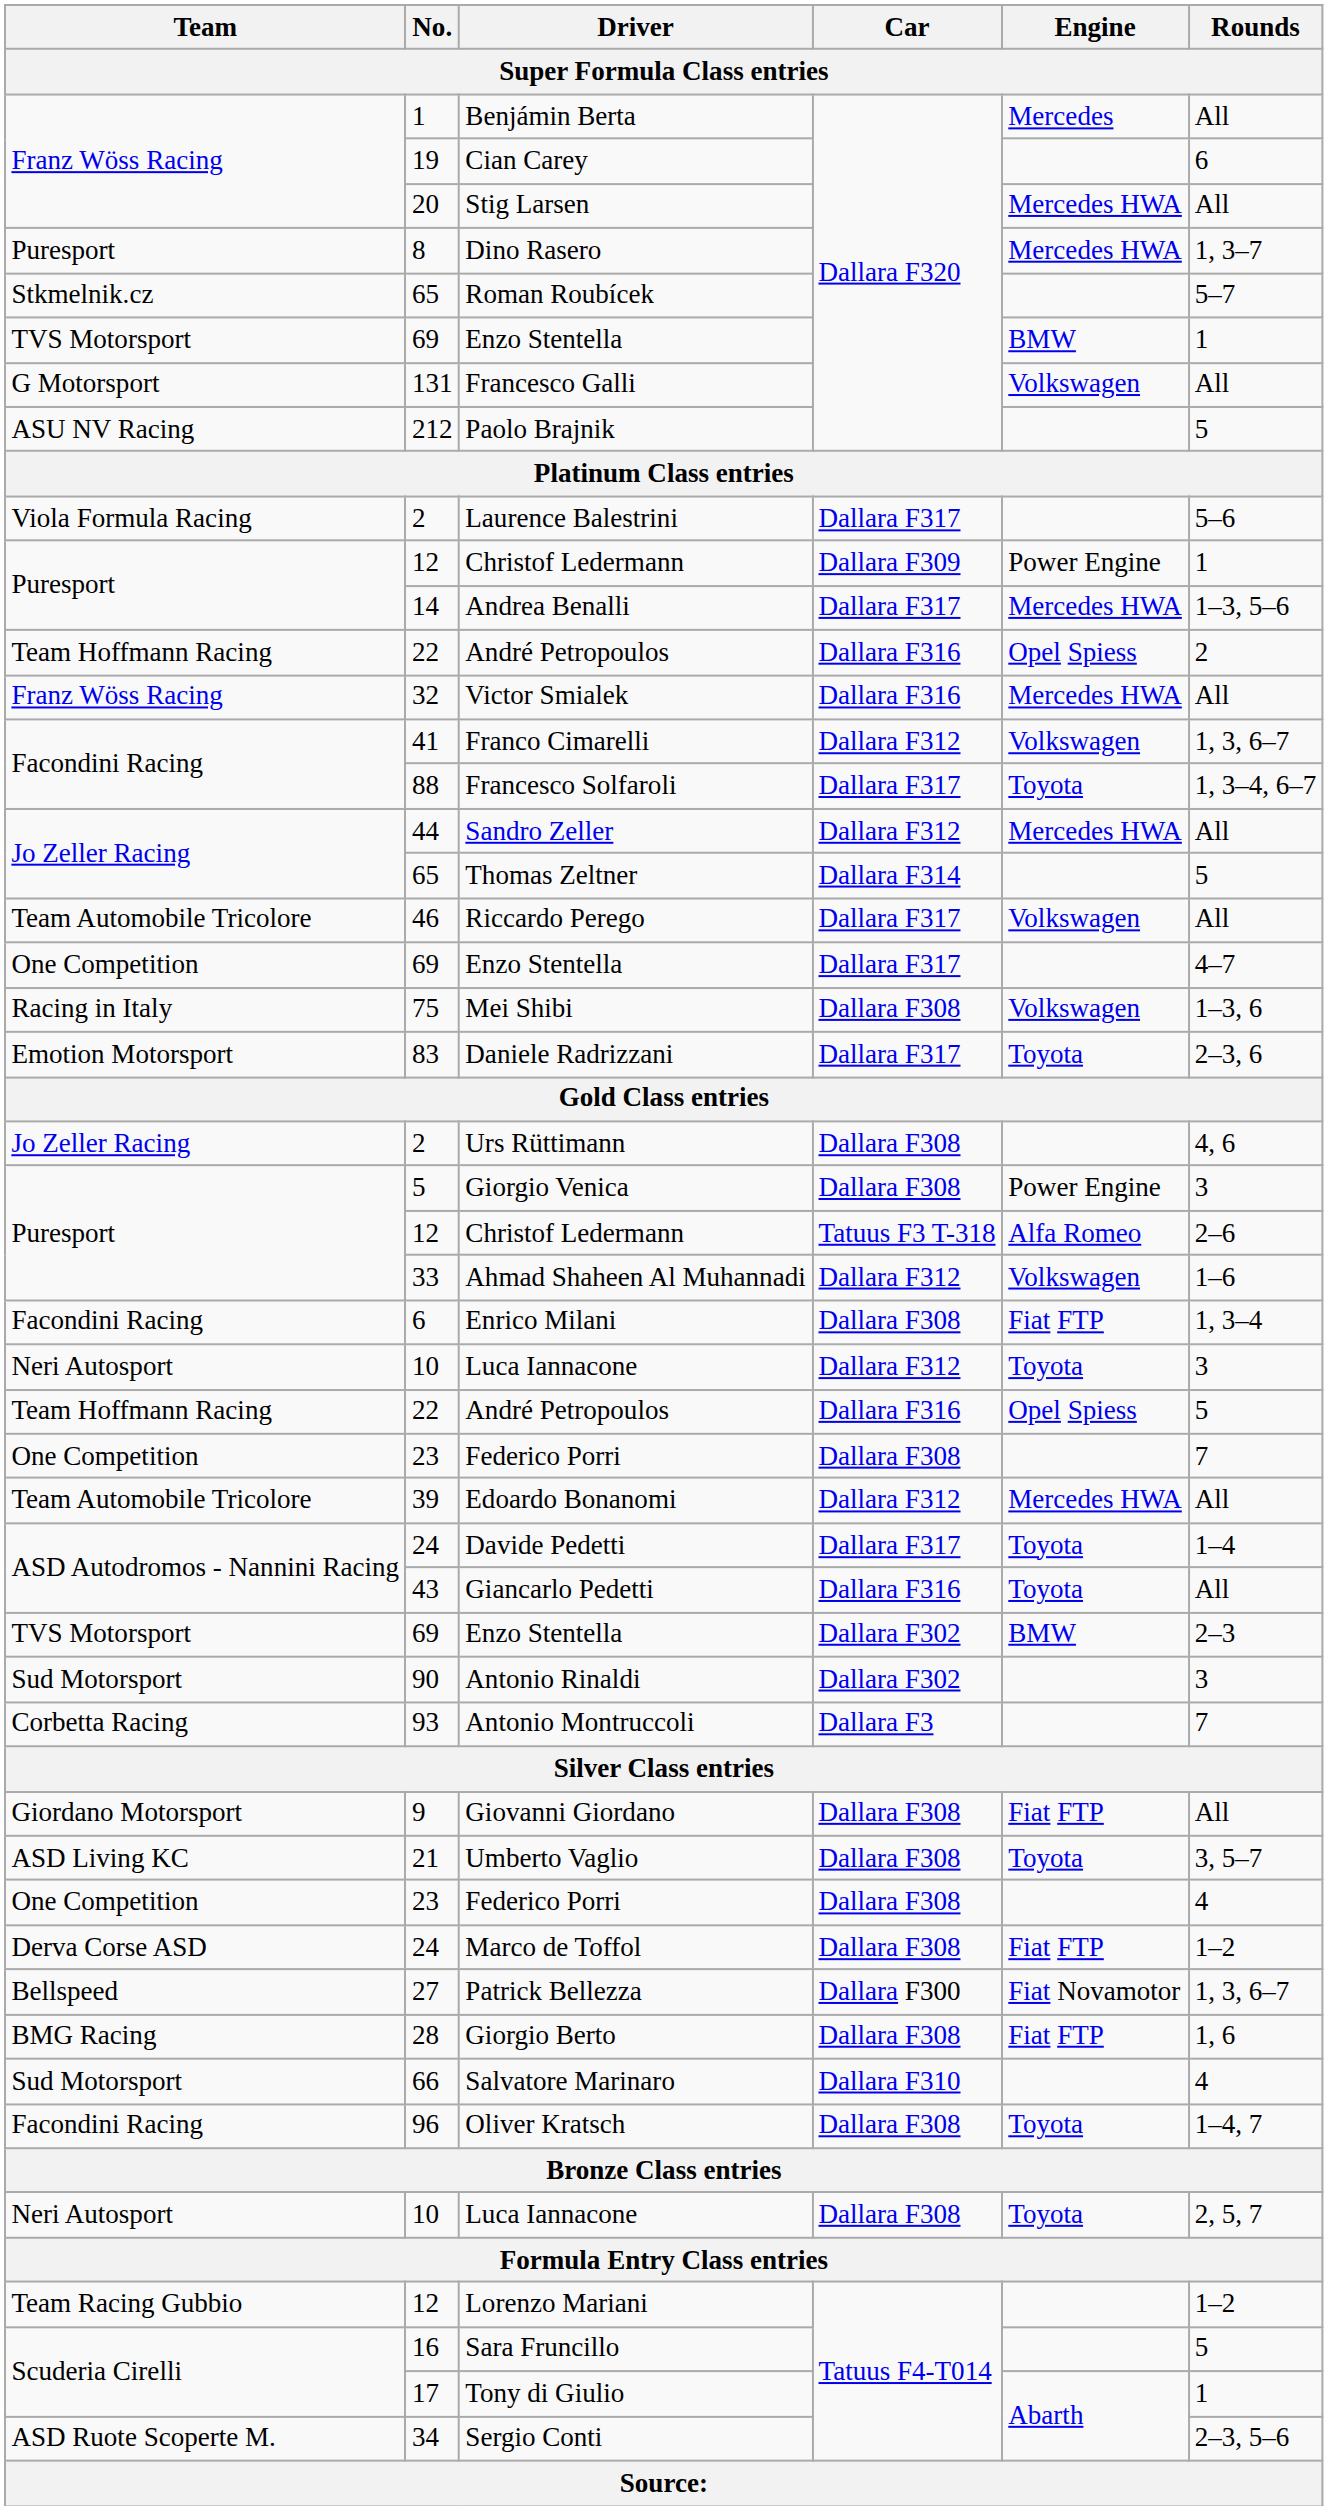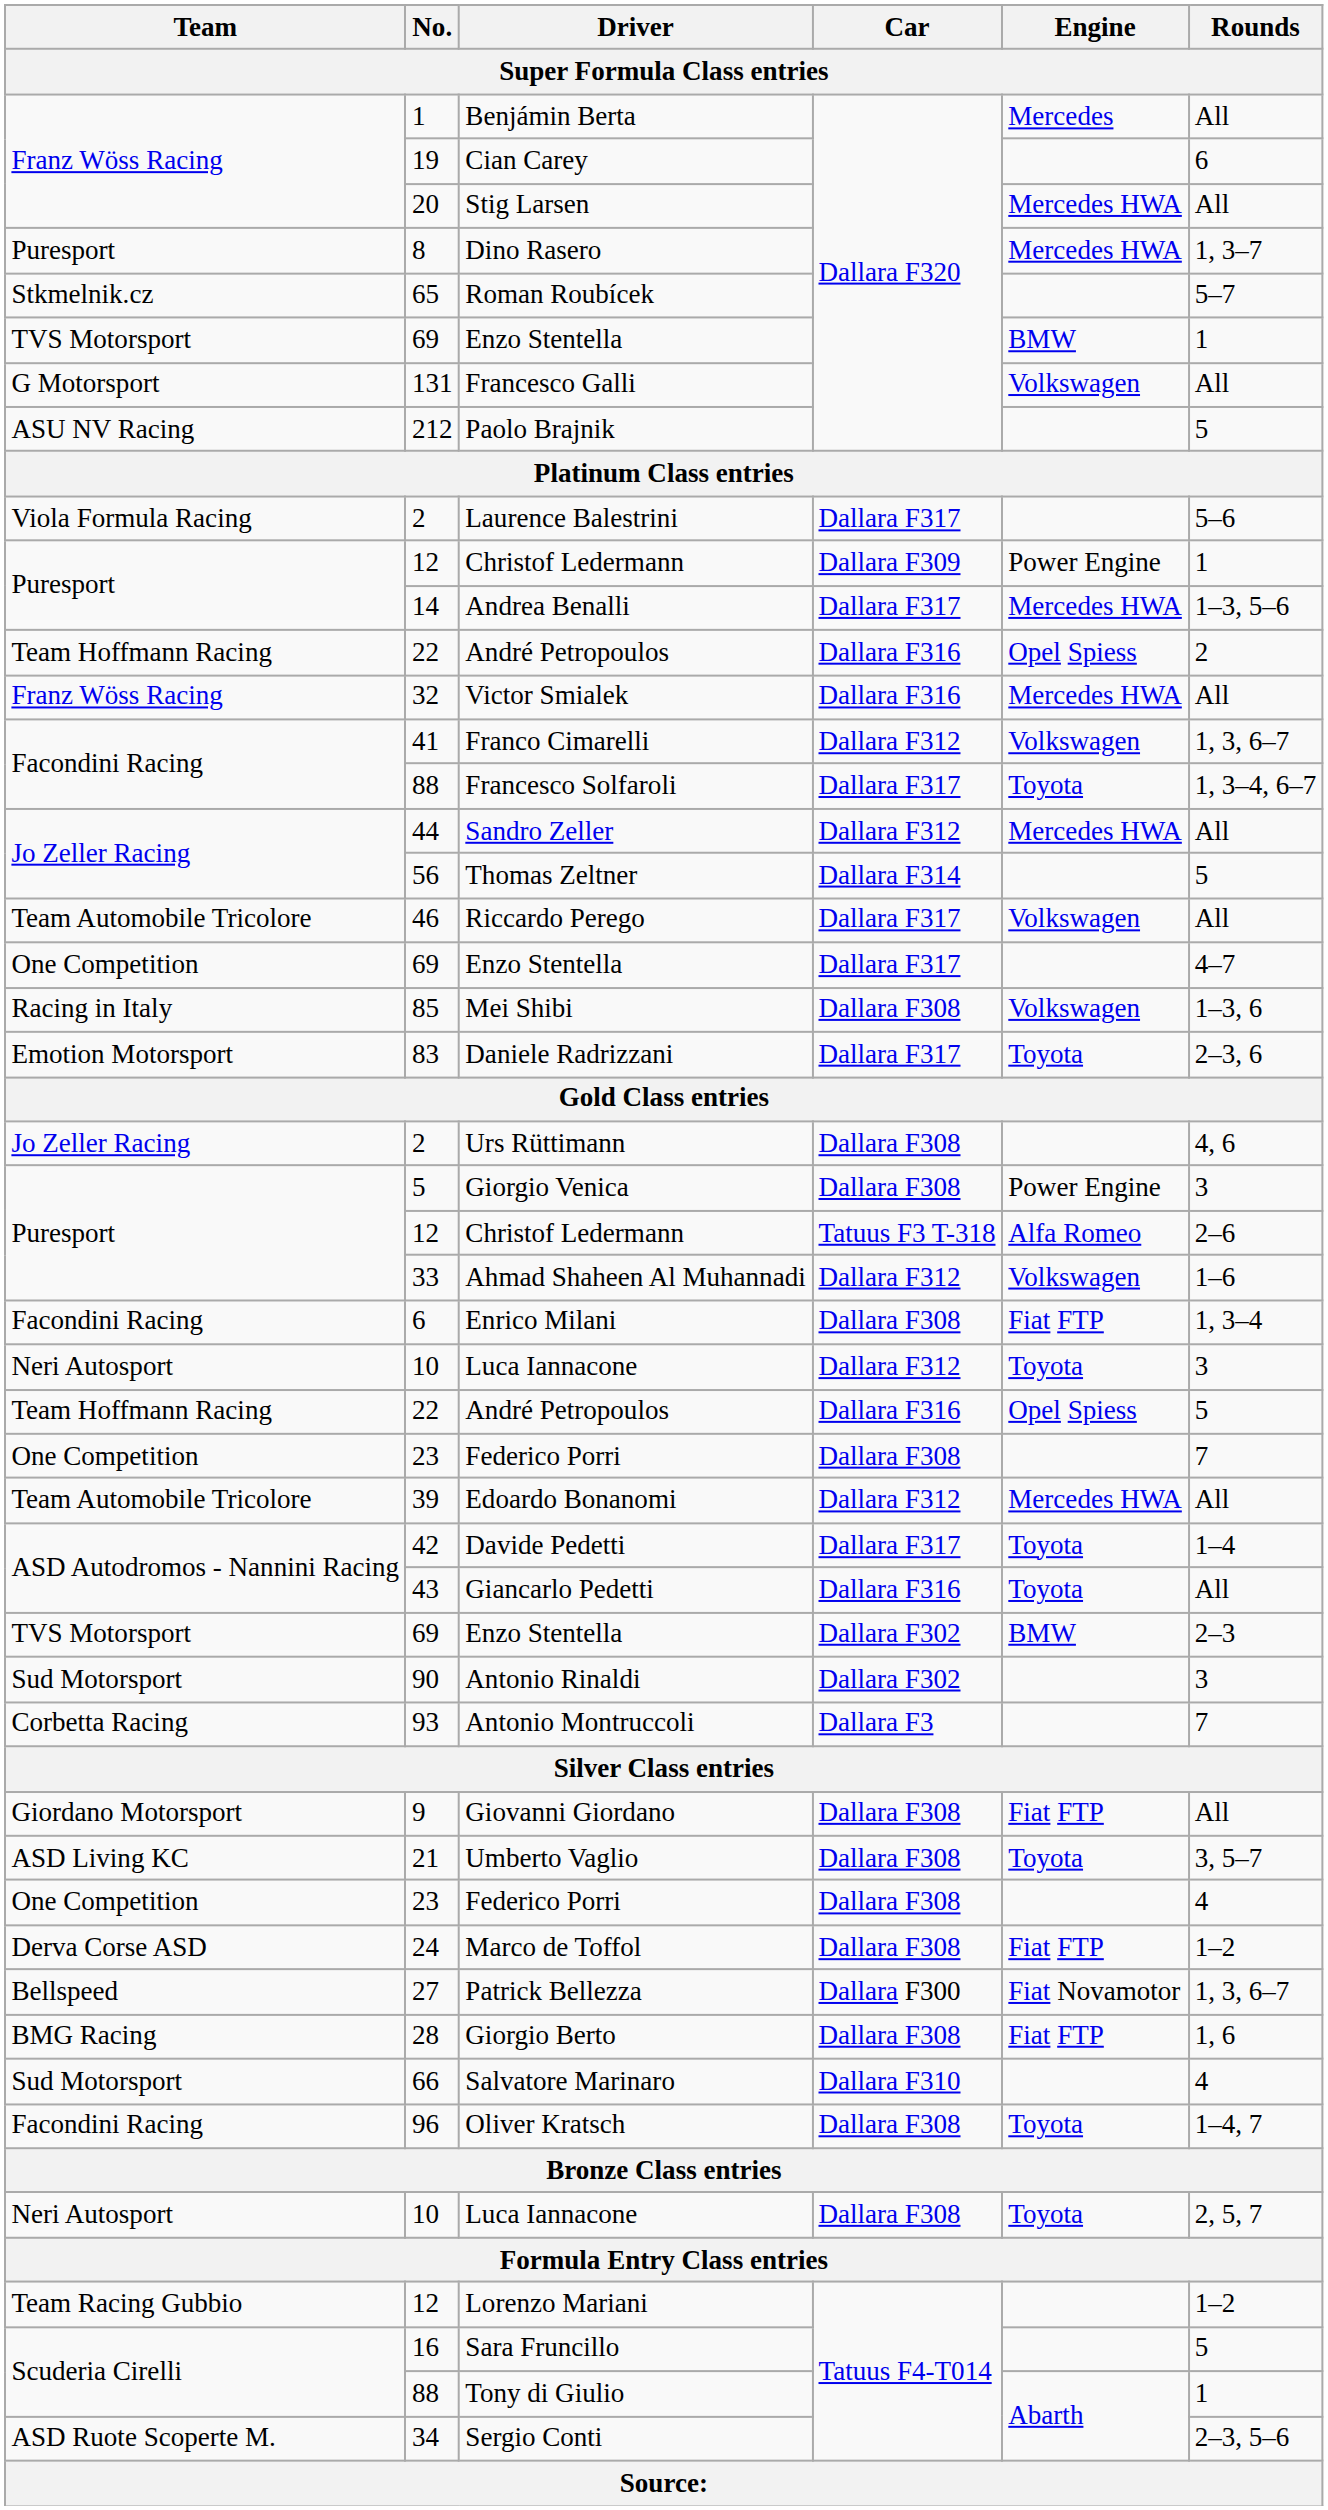(425, 874) 65 -> (425, 874) 56
(425, 1008) 75 -> (425, 1008) 85
(425, 1544) 24 -> (425, 1544) 42
(425, 2392) 17 -> (425, 2392) 88
